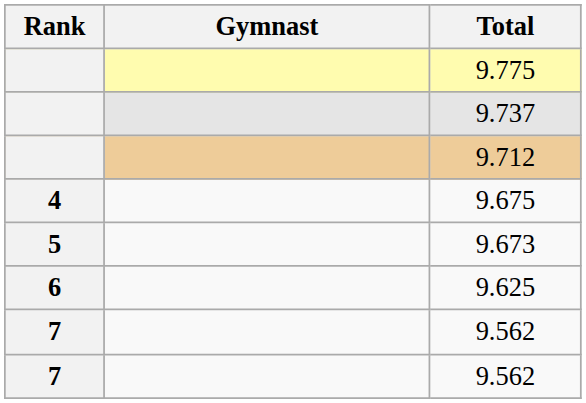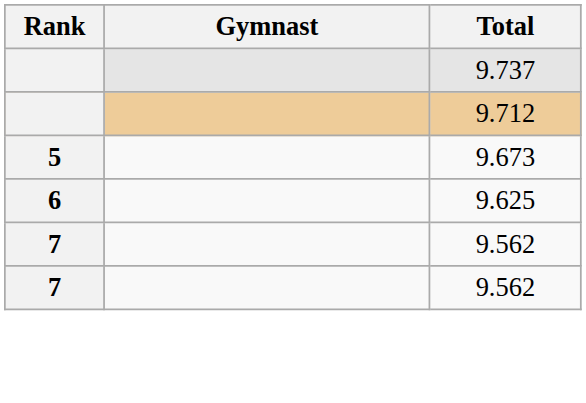- row: (55, 70)
- row: (55, 200)
